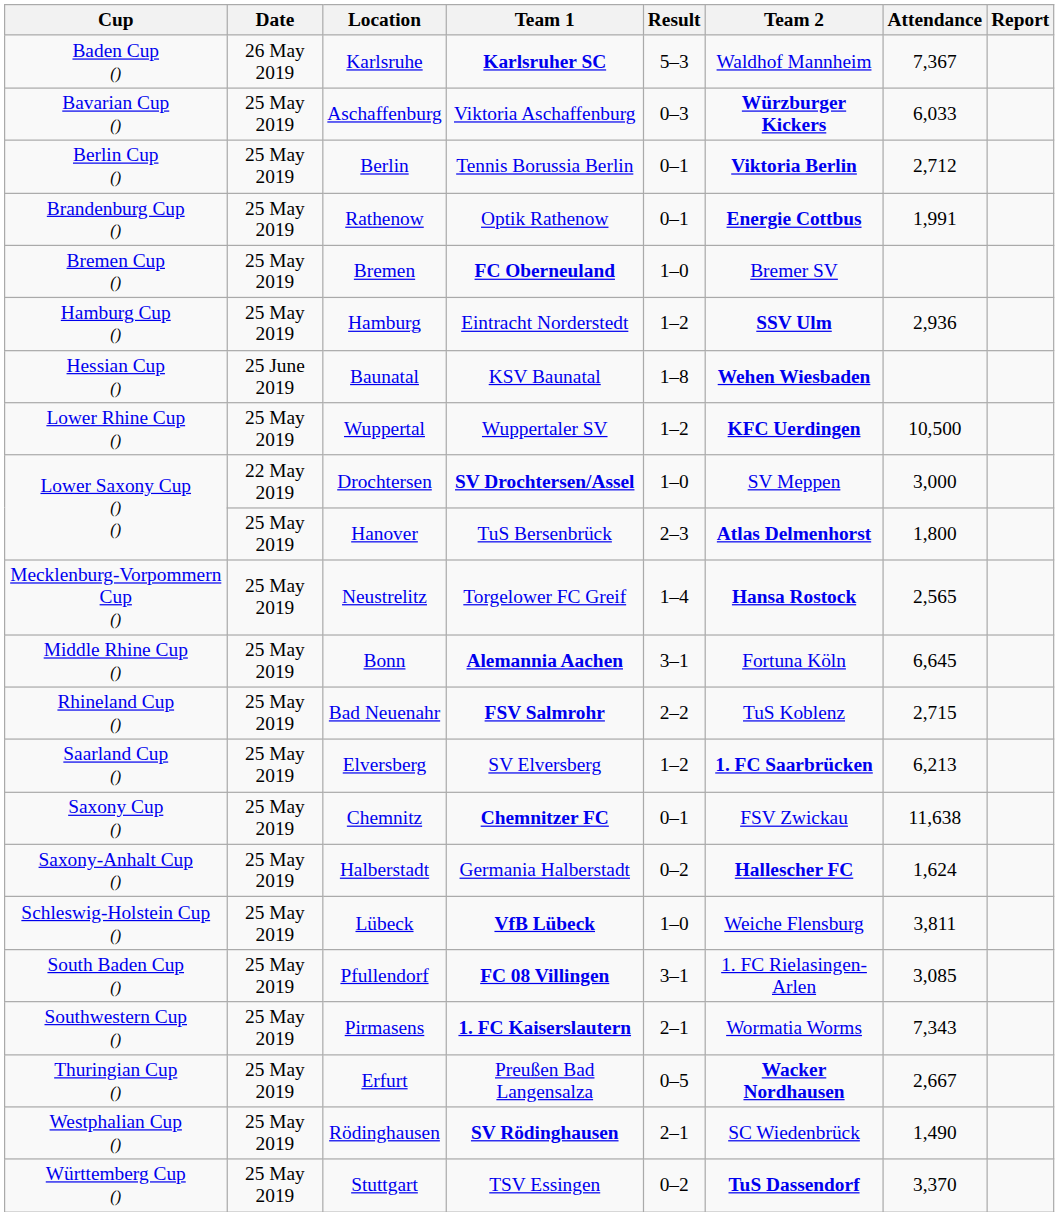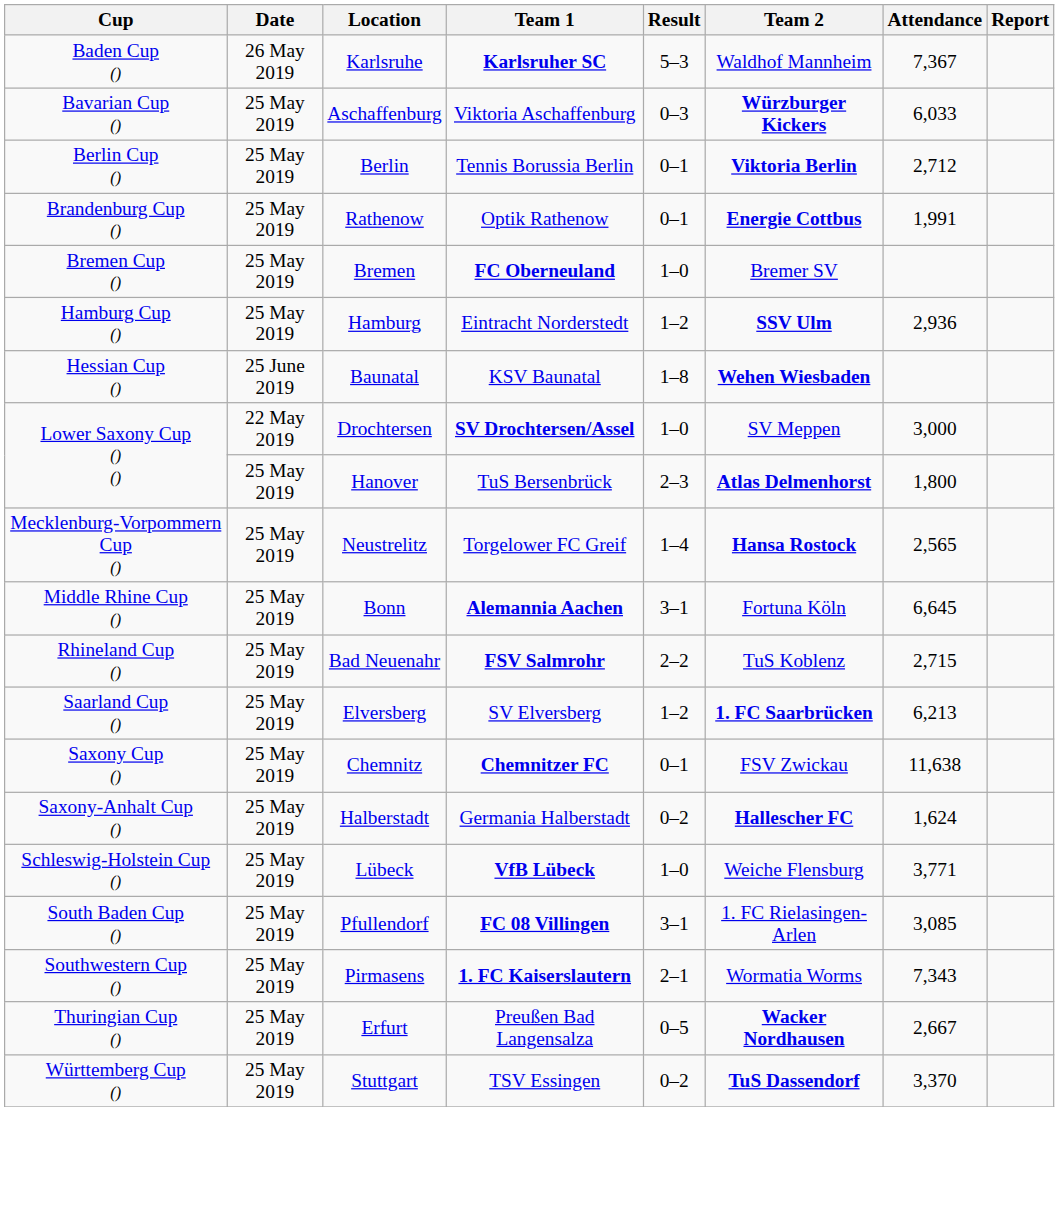- row: (384, 428)
(935, 922) 3,811 -> (935, 870) 3,771
- row: (384, 1132)
